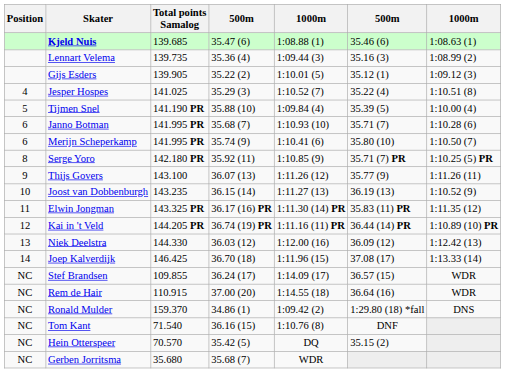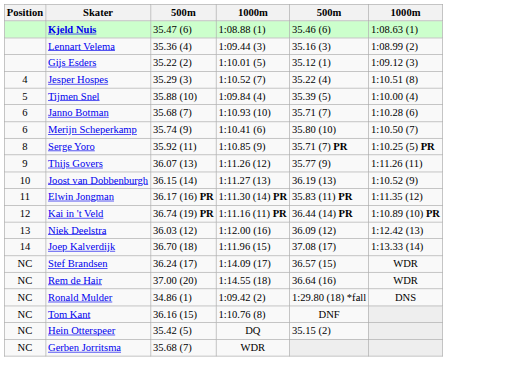- column: (180, 18)
